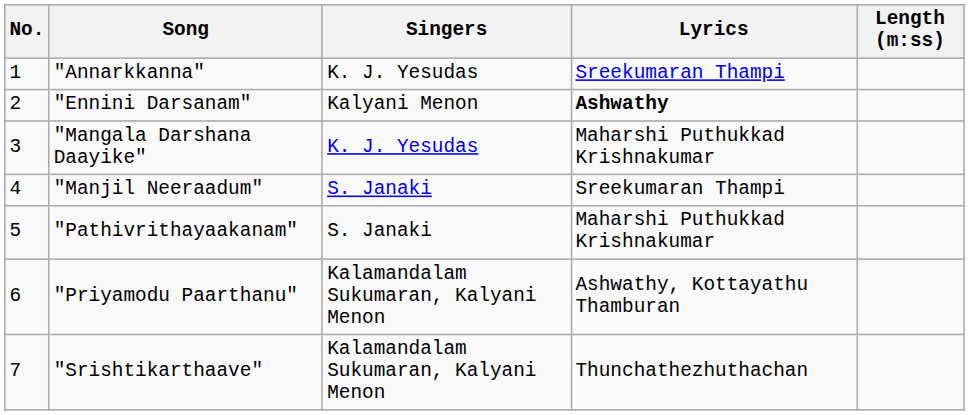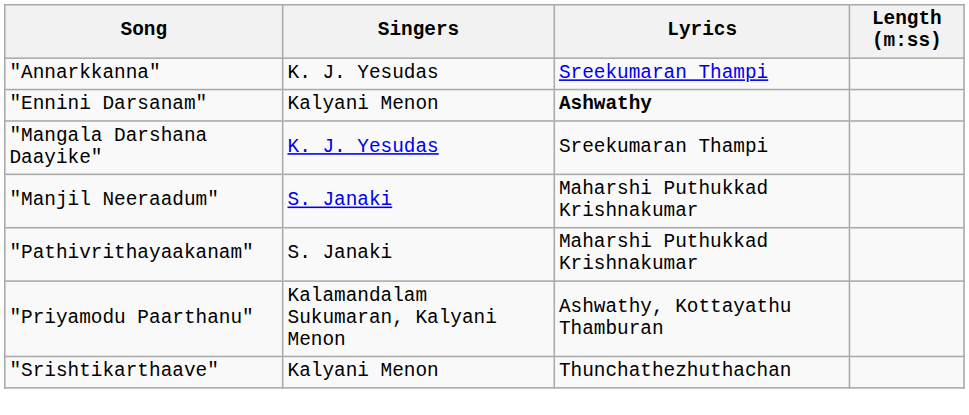- column: (27, 32)
(680, 148) Maharshi Puthukkad Krishnakumar -> (664, 148) Sreekumaran Thampi
(680, 190) Sreekumaran Thampi -> (664, 201) Maharshi Puthukkad Krishnakumar
(432, 372) Kalamandalam Sukumaran, Kalyani Menon -> (363, 372) Kalyani Menon
